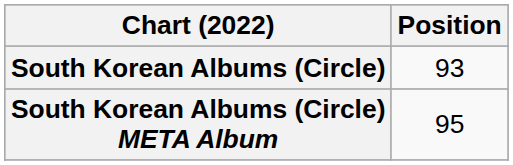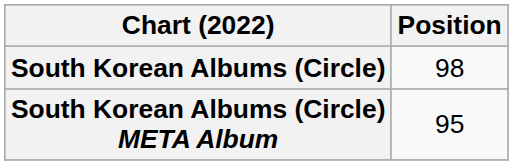(450, 67) 93 -> (450, 67) 98
